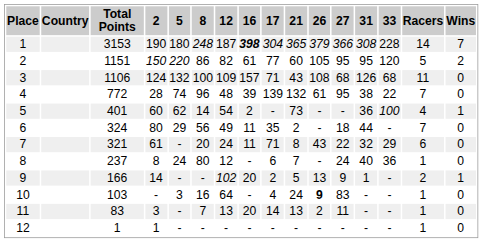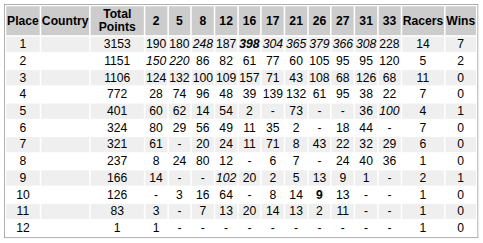(117, 194) 103 -> (117, 194) 126
(273, 194) 4 -> (273, 194) 8
(296, 194) 24 -> (296, 194) 14
(343, 194) 83 -> (343, 194) 13
